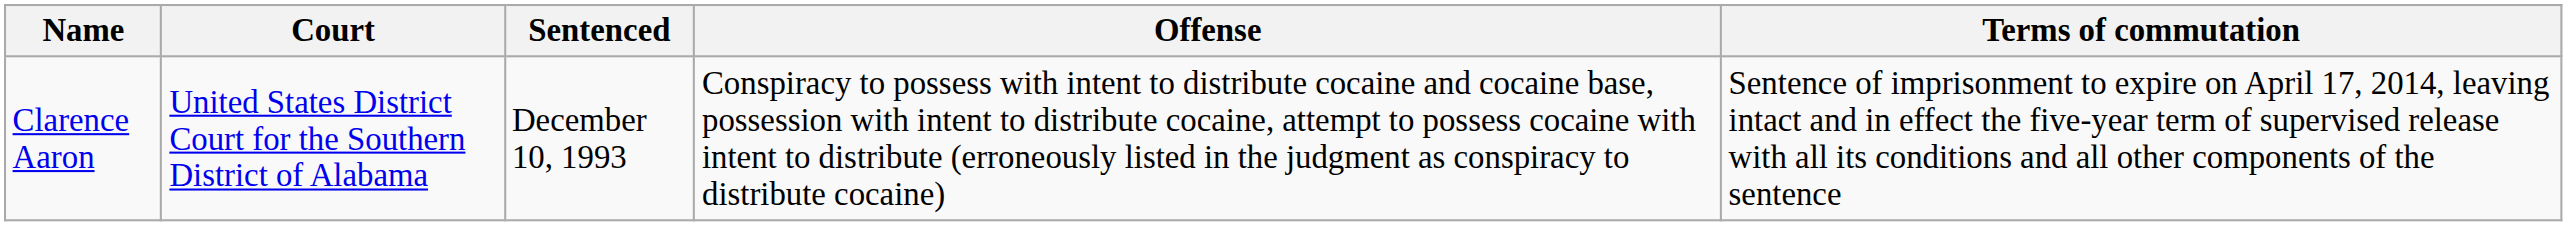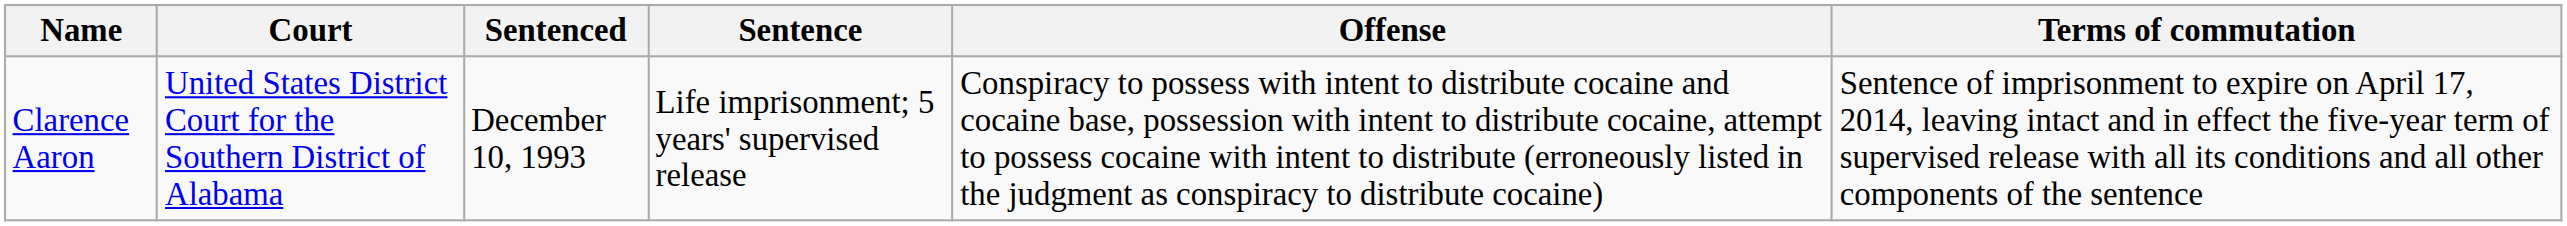+ column: (800, 30)
